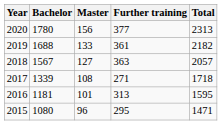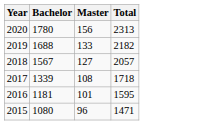- column: (150, 12)
